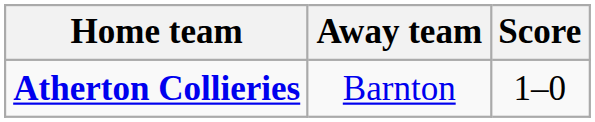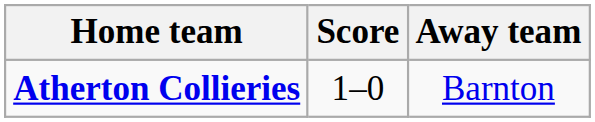columns swapped: (540, 32) <-> (399, 32)
